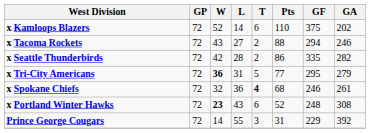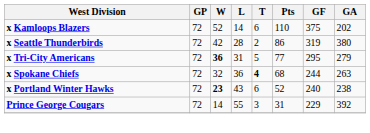- row: (44, 43)
(313, 58) 335 -> (313, 43) 319
(344, 58) 282 -> (344, 43) 380
(313, 89) 246 -> (313, 74) 244
(344, 89) 261 -> (344, 74) 263
(313, 105) 248 -> (313, 89) 240
(344, 105) 308 -> (344, 89) 238
